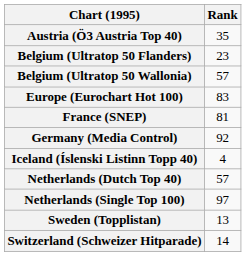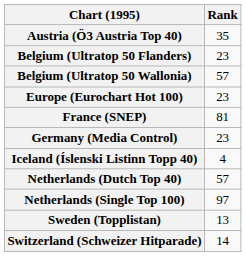(223, 96) 83 -> (223, 96) 23
(223, 138) 92 -> (223, 138) 23
